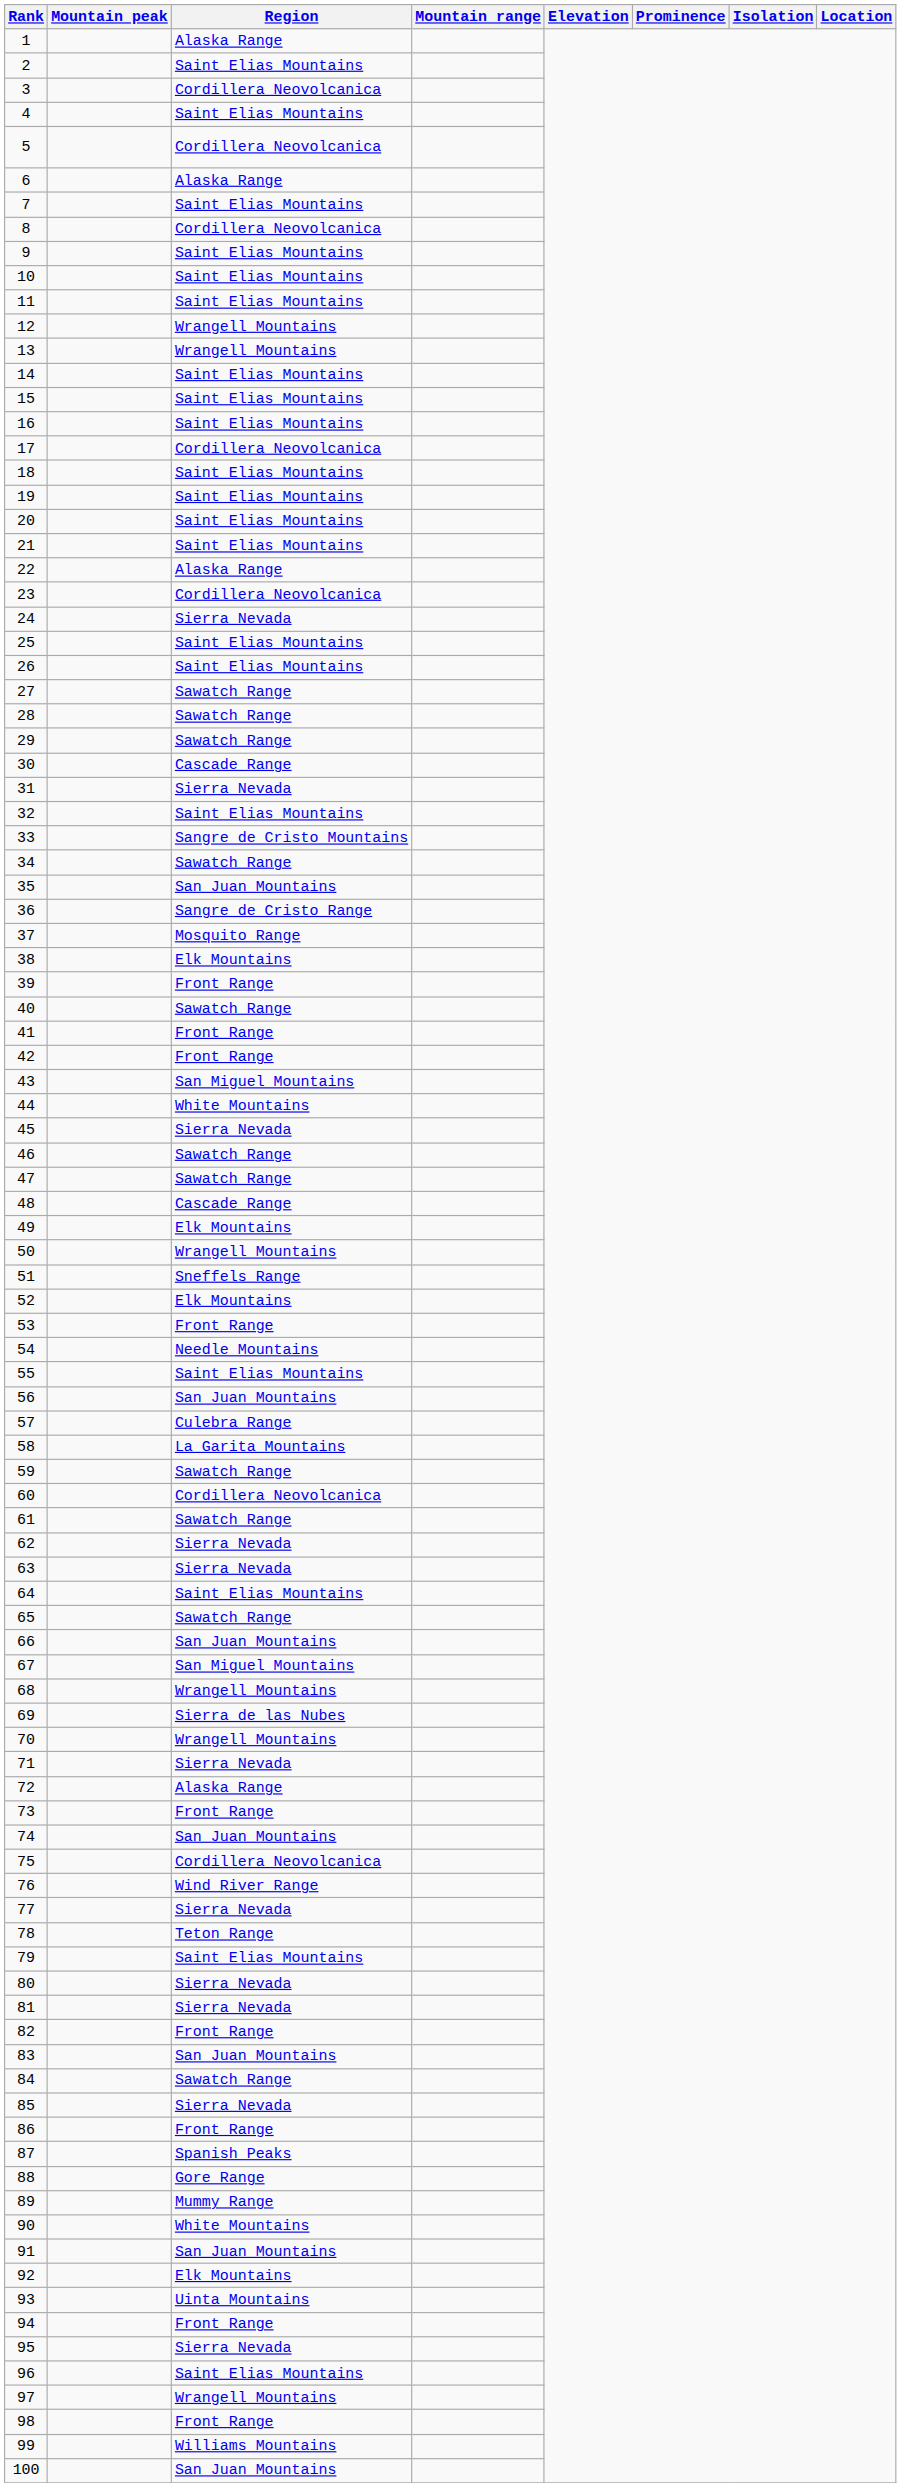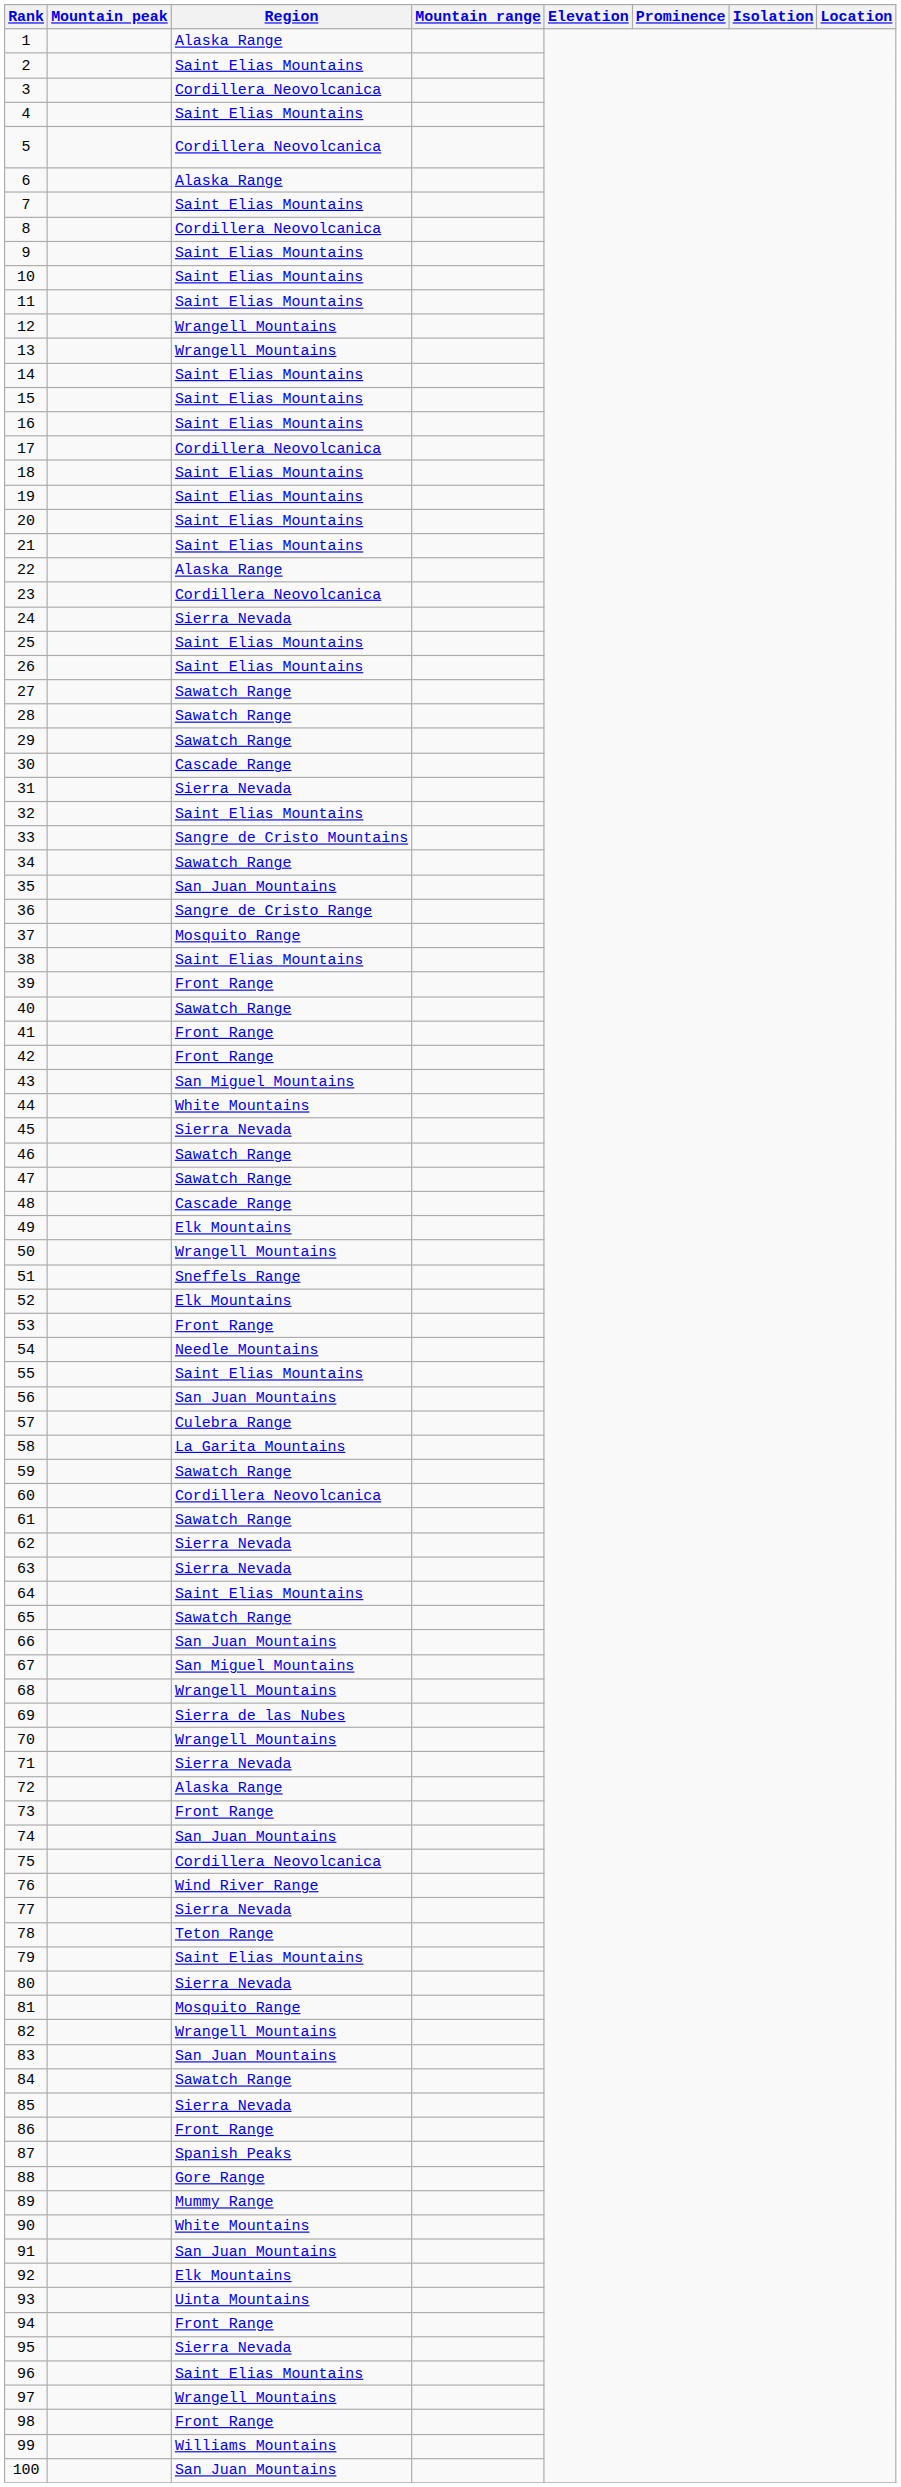(233, 960) Elk Mountains -> (269, 960) Saint Elias Mountains
(233, 2008) Sierra Nevada -> (238, 2008) Mosquito Range
(224, 2032) Front Range -> (256, 2032) Wrangell Mountains
